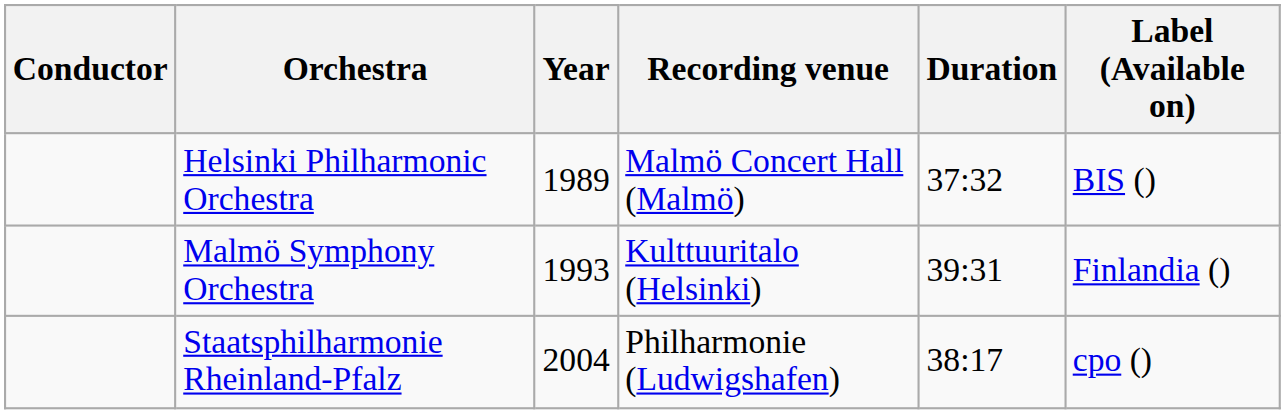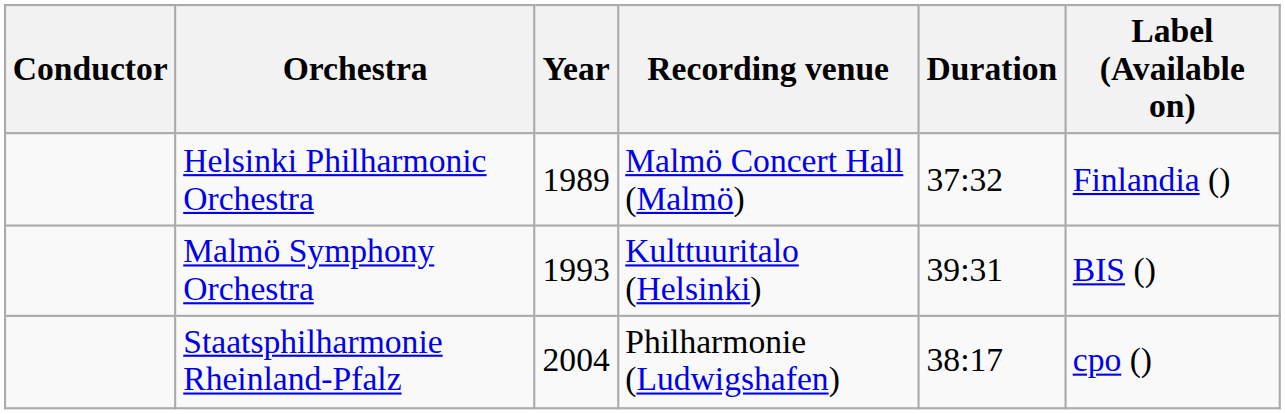(1114, 178) BIS () -> (1152, 178) Finlandia ()
(1152, 270) Finlandia () -> (1114, 270) BIS ()
